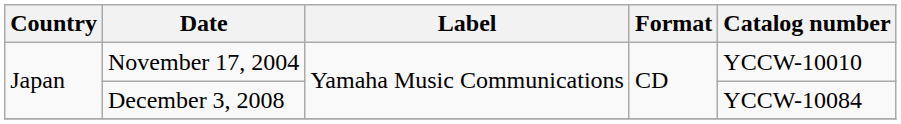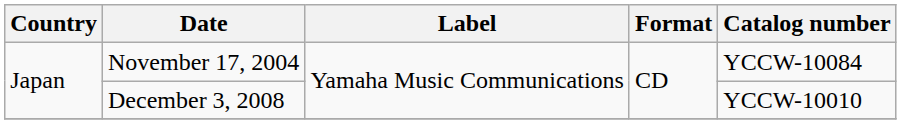(793, 61) YCCW-10010 -> (793, 61) YCCW-10084
(793, 99) YCCW-10084 -> (793, 99) YCCW-10010
